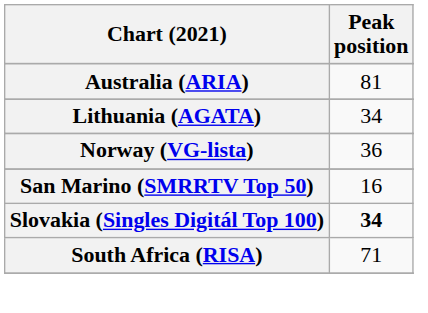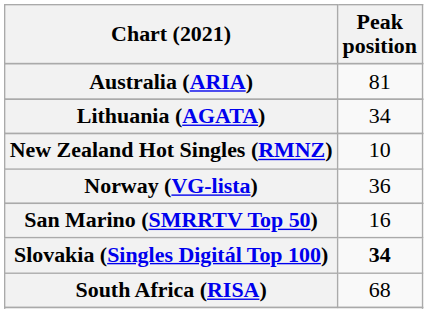+ row: (171, 150)
(371, 255) 71 -> (380, 289) 68
